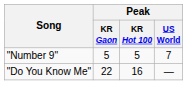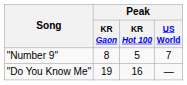(107, 55) 5 -> (107, 55) 8
(106, 71) 22 -> (106, 71) 19
